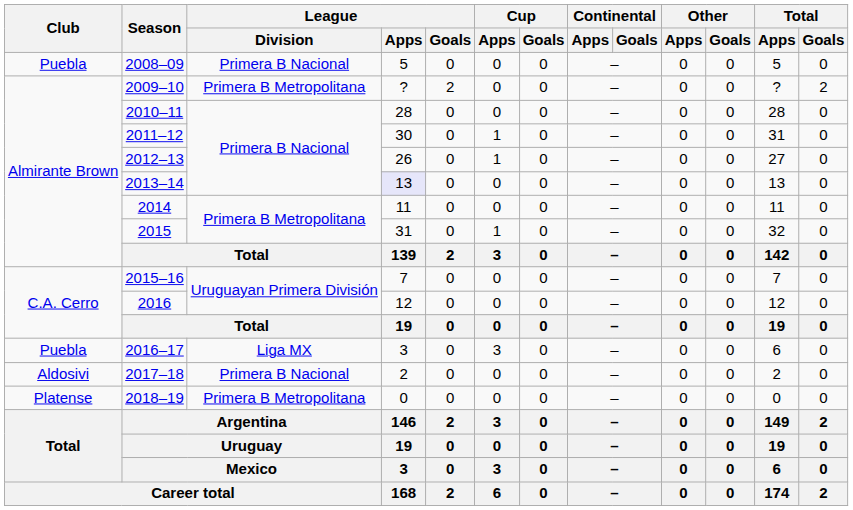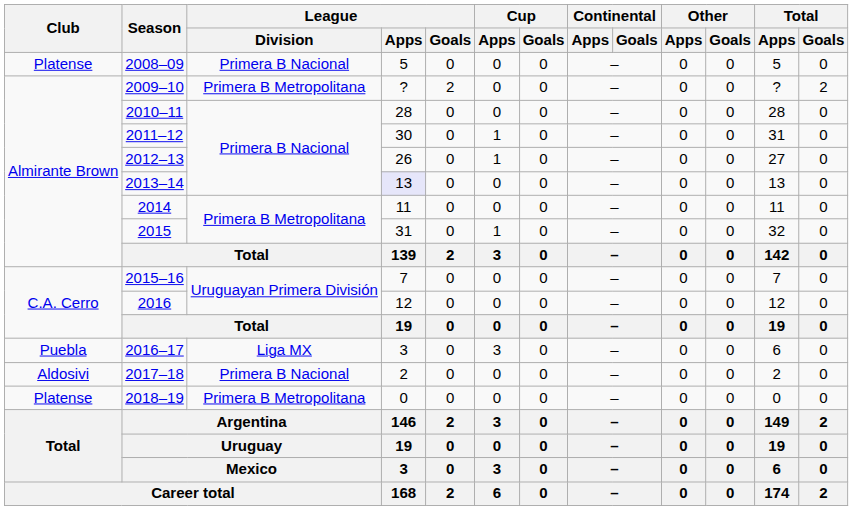(63, 64) Puebla -> (63, 64) Platense
